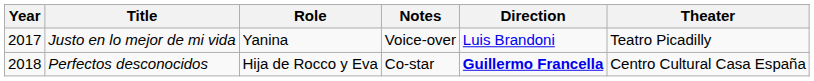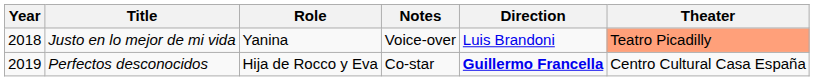(25, 40) 2017 -> (25, 40) 2018
(661, 40) no background -> (661, 40) lightsalmon background
(25, 64) 2018 -> (25, 64) 2019
